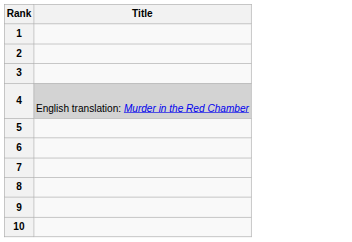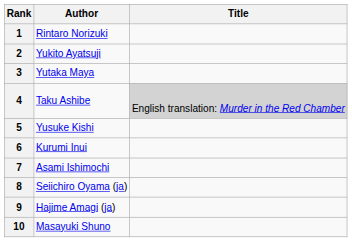+ column: (82, 14)
